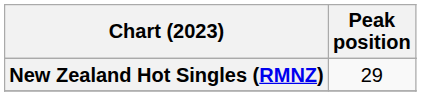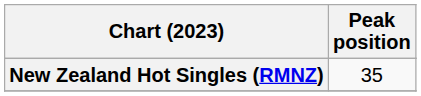(372, 74) 29 -> (372, 74) 35
